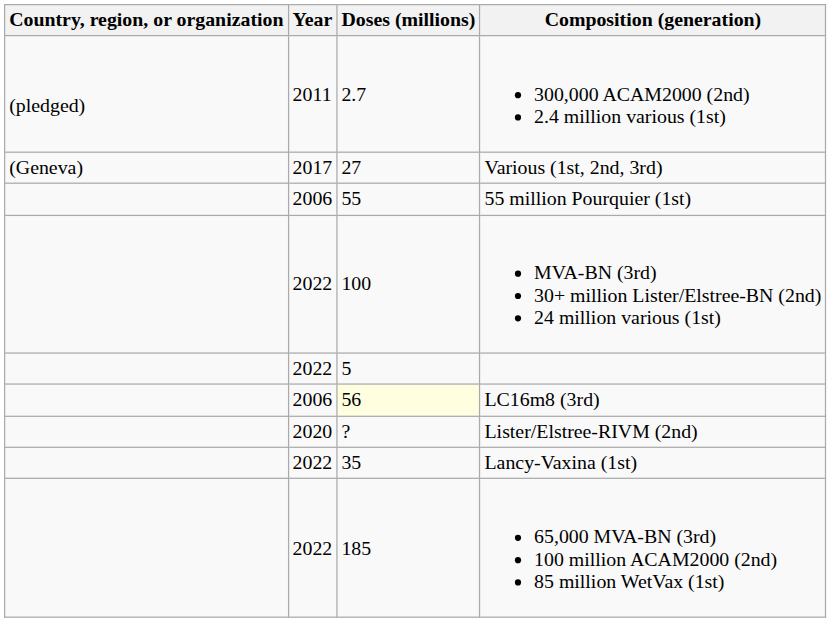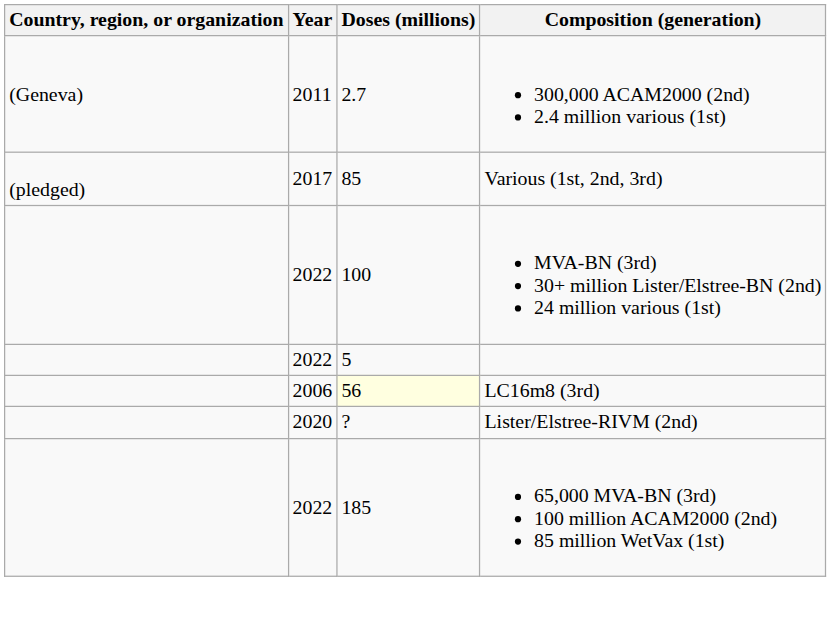(47, 105) (pledged) -> (46, 93) (Geneva)
(46, 167) (Geneva) -> (47, 189) (pledged)
(351, 167) 27 -> (351, 178) 85
- row: (588, 198)
- row: (561, 462)
